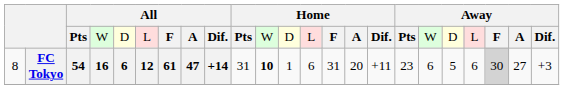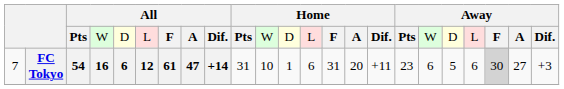(15, 66) 8 -> (15, 66) 7
(267, 66) bold -> (267, 66) normal
